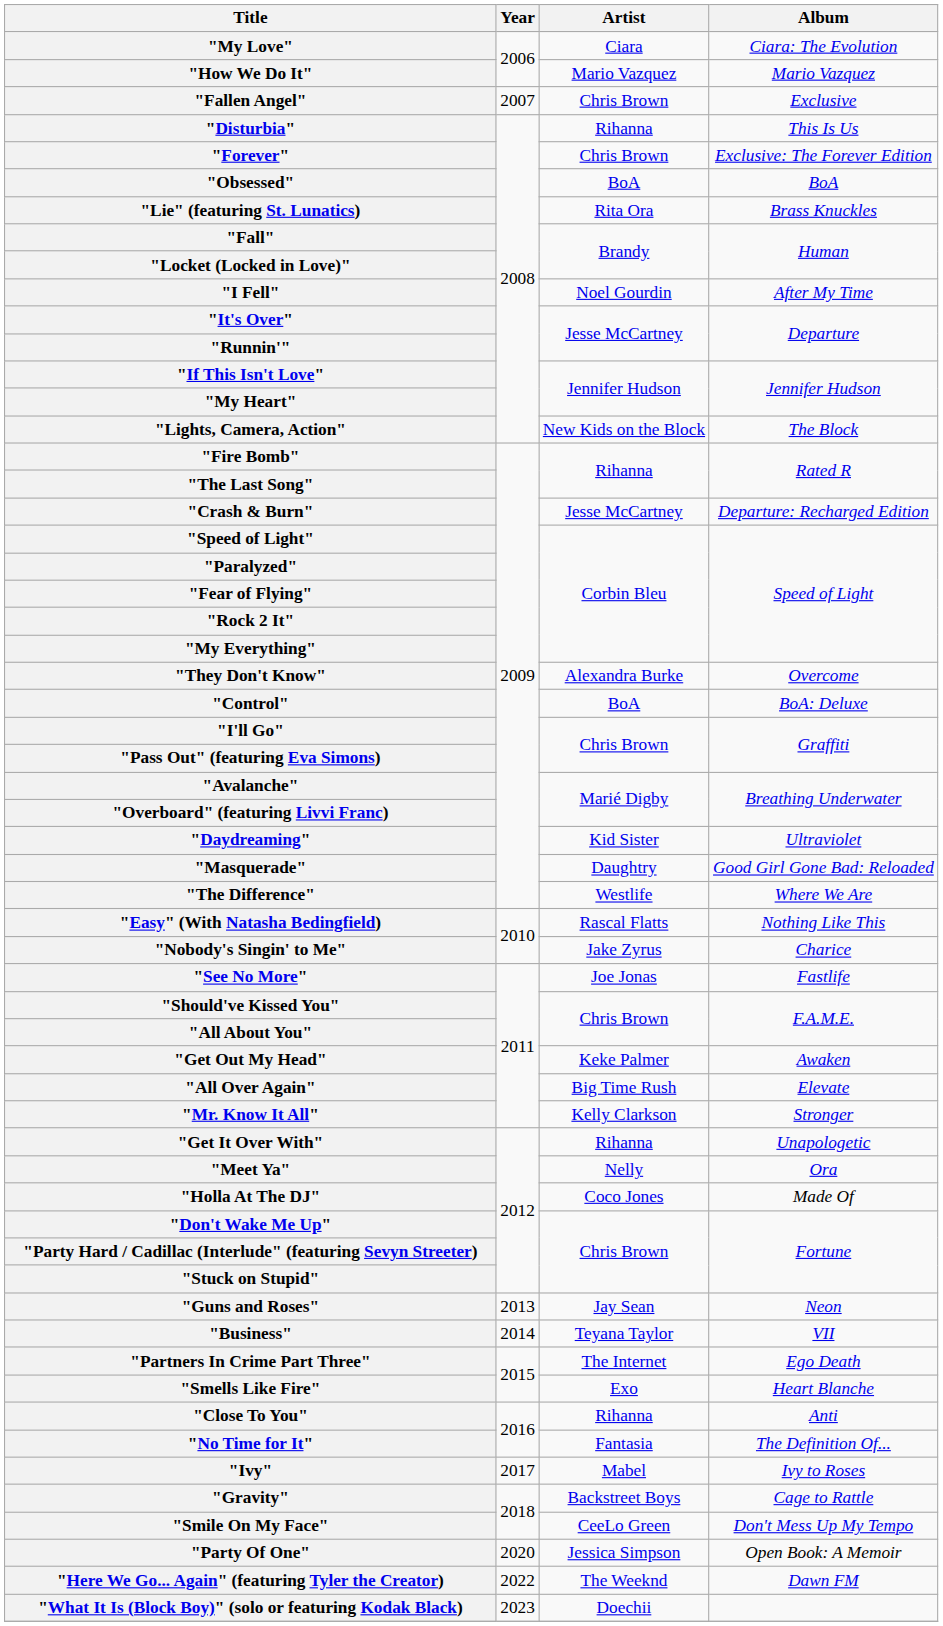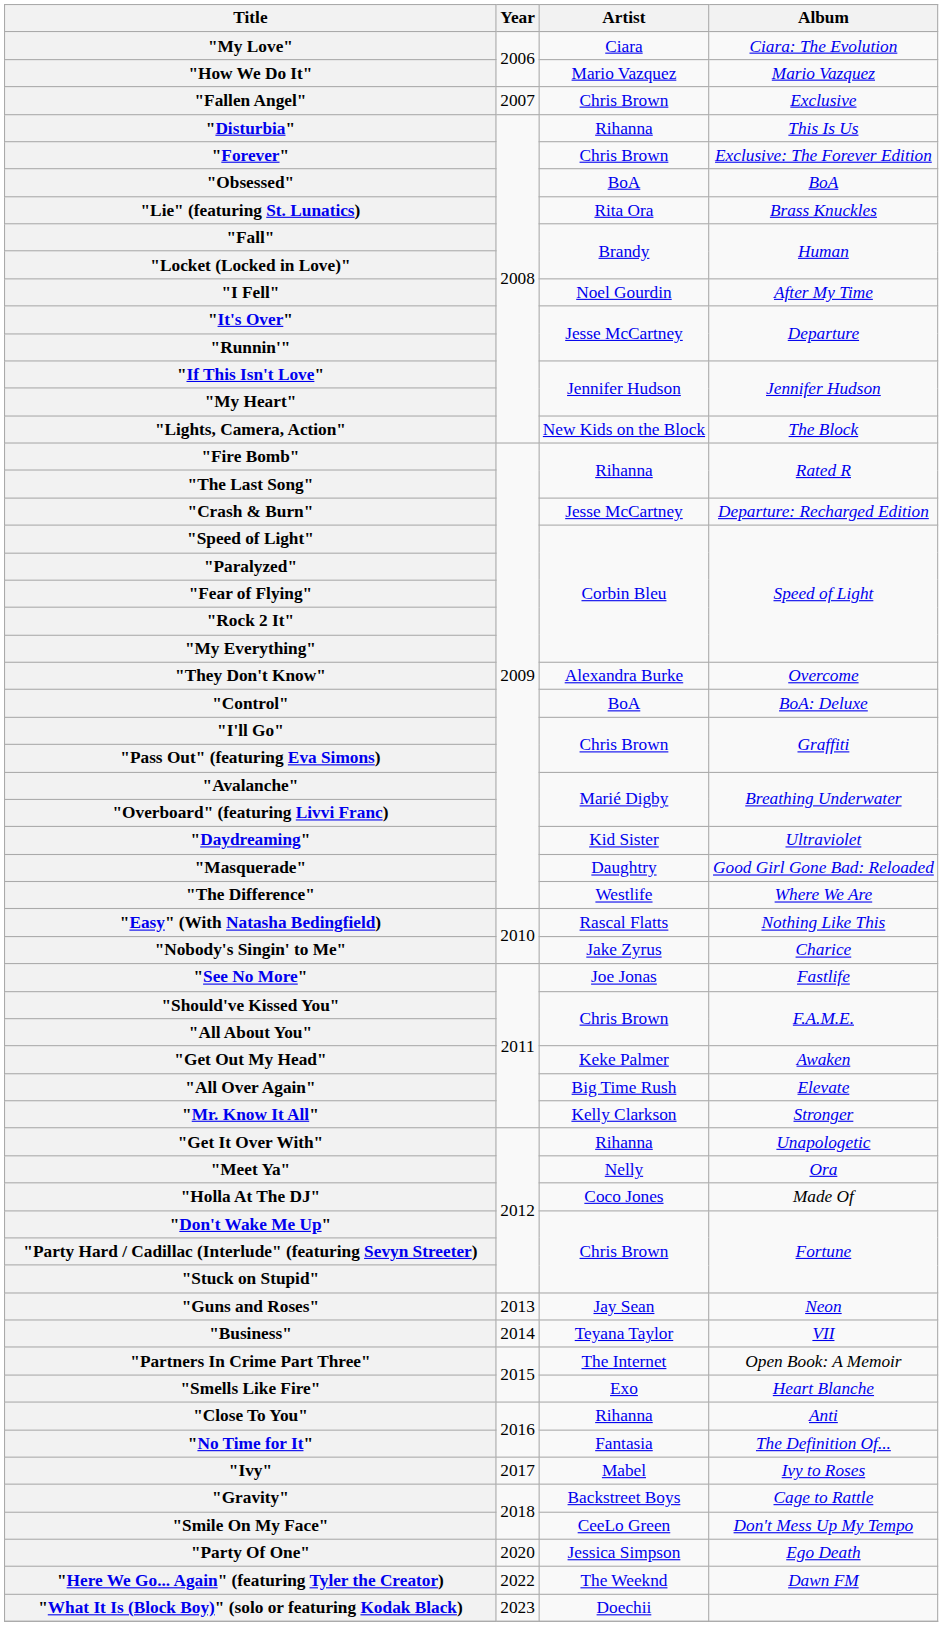(823, 1361) Ego Death -> (823, 1361) Open Book: A Memoir
(823, 1552) Open Book: A Memoir -> (823, 1552) Ego Death
